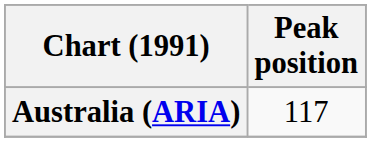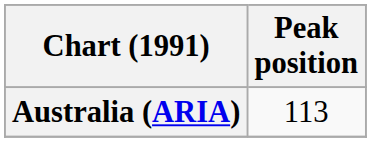(306, 111) 117 -> (306, 111) 113
